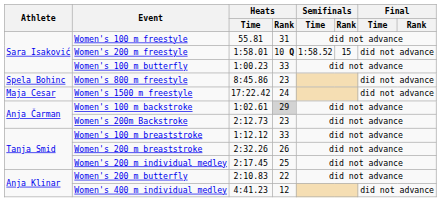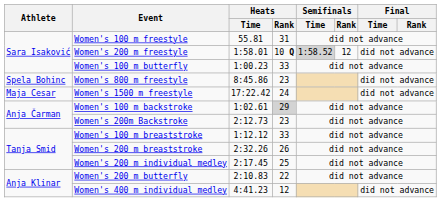(315, 52) no background -> (315, 52) lightgrey background
(346, 52) 15 -> (346, 52) 12
